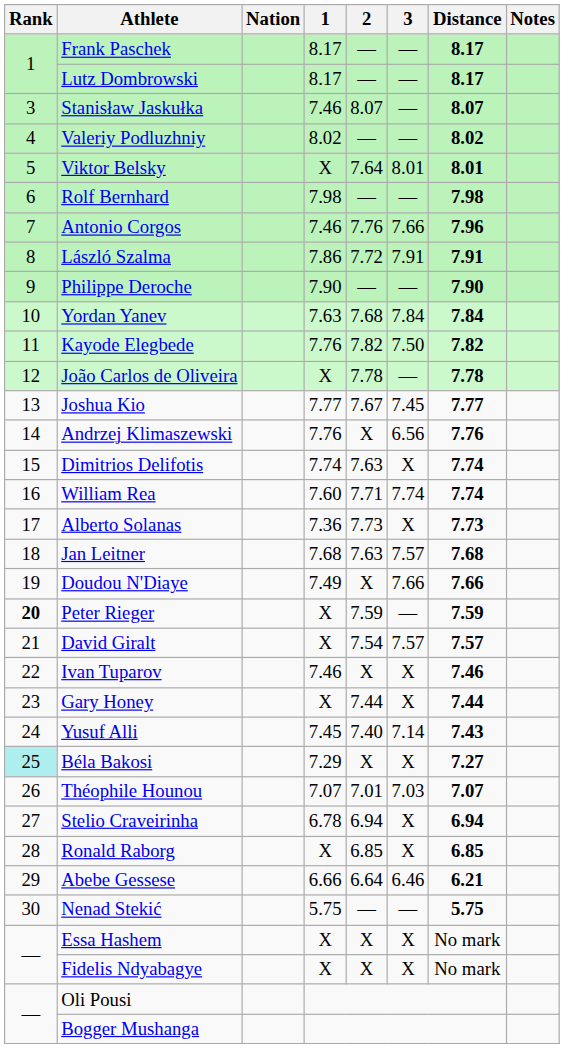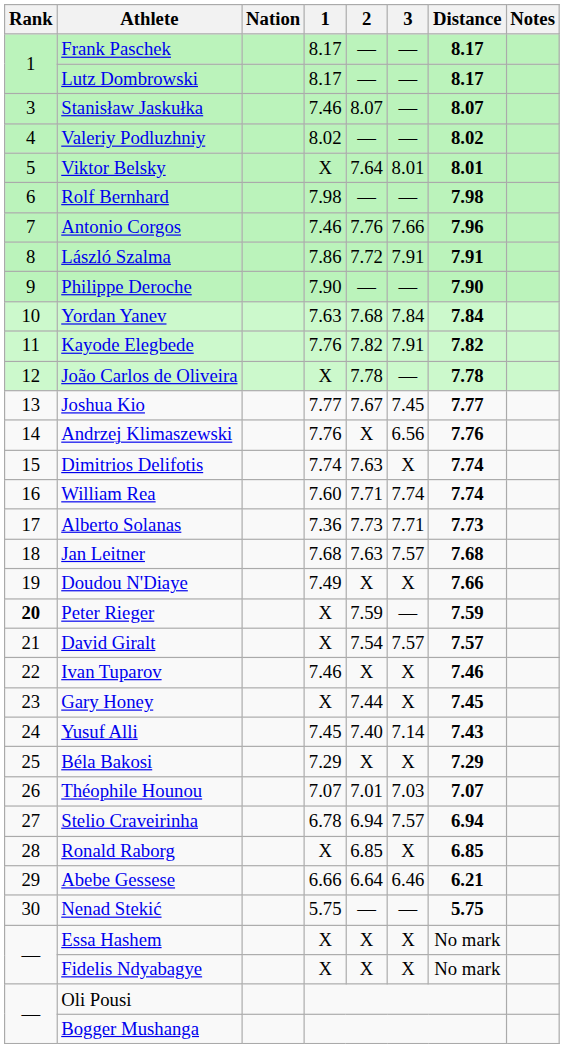(408, 345) 7.50 -> (408, 345) 7.91
(408, 524) X -> (408, 524) 7.71
(408, 583) 7.66 -> (408, 583) X
(467, 702) 7.44 -> (467, 702) 7.45
(31, 761) paleturquoise background -> (31, 761) no background
(467, 761) 7.27 -> (467, 761) 7.29
(408, 820) X -> (408, 820) 7.57
